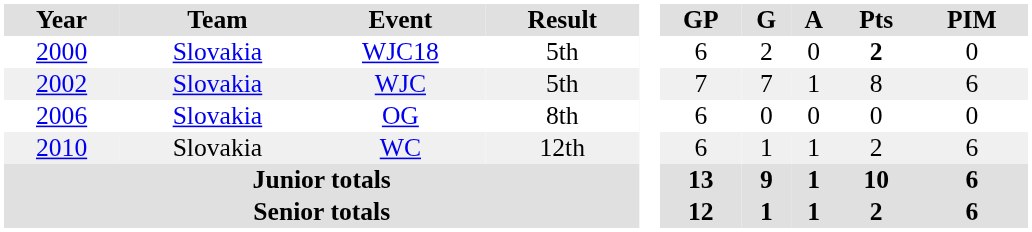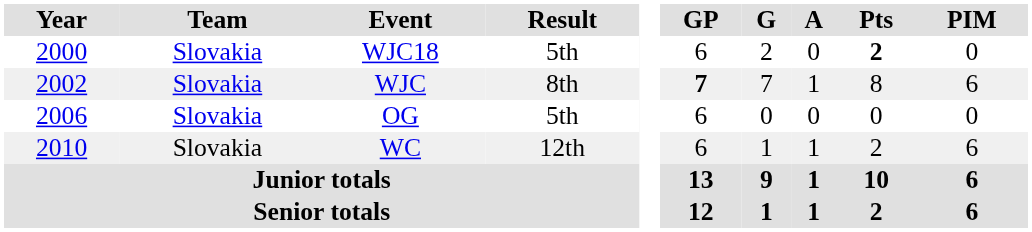(562, 83) 5th -> (562, 83) 8th
(701, 83) normal -> (701, 83) bold
(562, 115) 8th -> (562, 115) 5th
